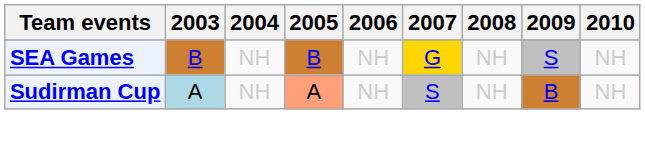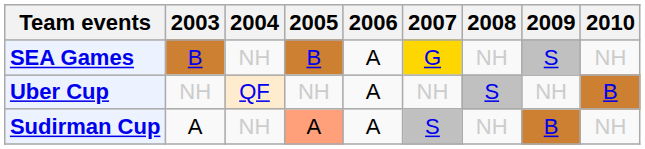(373, 57) NH -> (373, 57) A
+ row: (59, 92)
(195, 92) lightblue background -> (195, 127) no background
(373, 92) NH -> (373, 127) A
